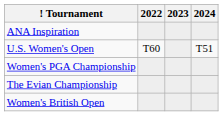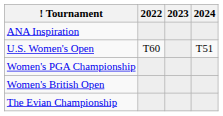rows swapped: (62, 84) <-> (56, 102)
